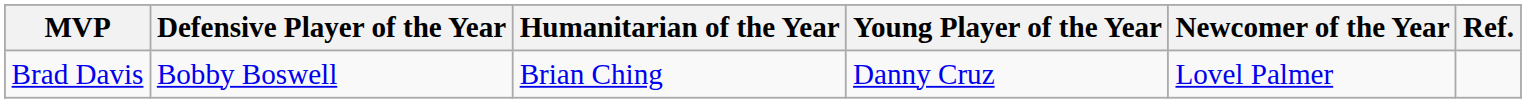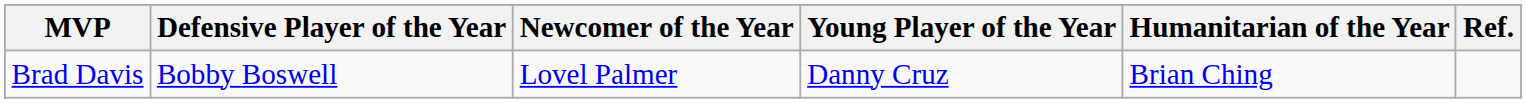columns swapped: (680, 27) <-> (1313, 27)
